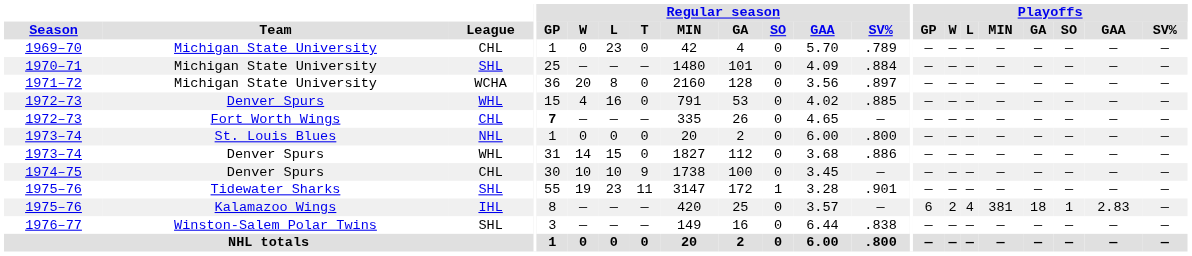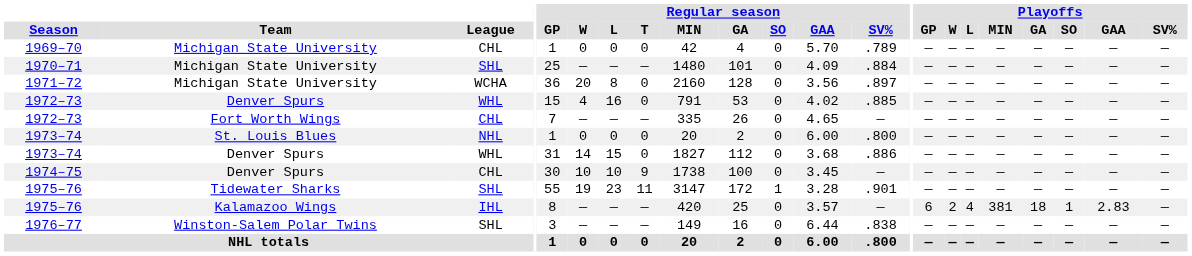(614, 48) 23 -> (614, 48) 0
(552, 119) bold -> (552, 119) normal
